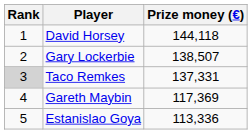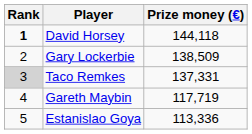(23, 35) normal -> (23, 35) bold
(196, 56) 138,507 -> (196, 56) 138,509
(196, 98) 117,369 -> (196, 98) 117,719
